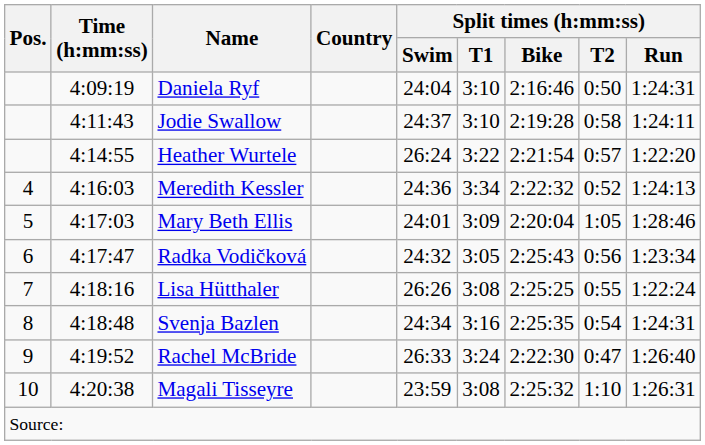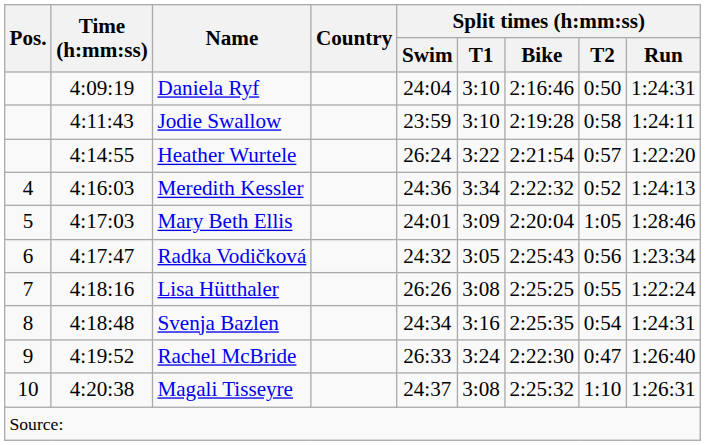(427, 121) 24:37 -> (427, 121) 23:59
(427, 389) 23:59 -> (427, 389) 24:37
